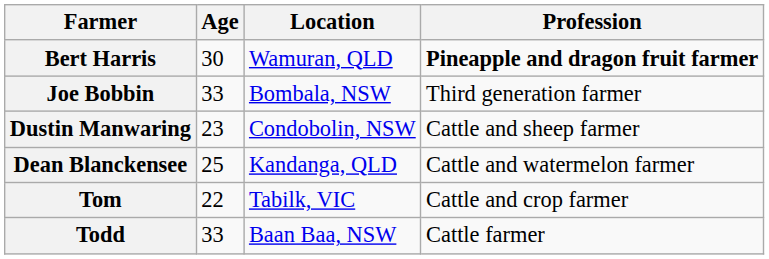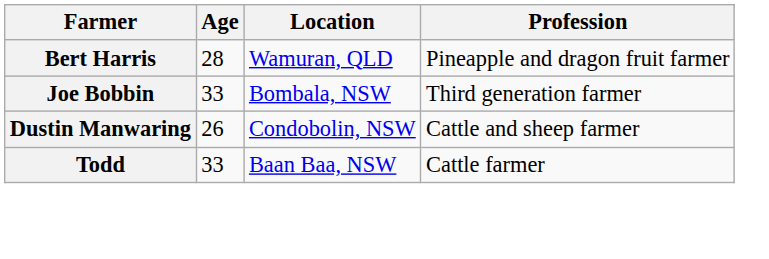(212, 57) 30 -> (212, 57) 28
(592, 57) bold -> (578, 57) normal
(212, 128) 23 -> (212, 128) 26
- row: (100, 164)
- row: (100, 199)
